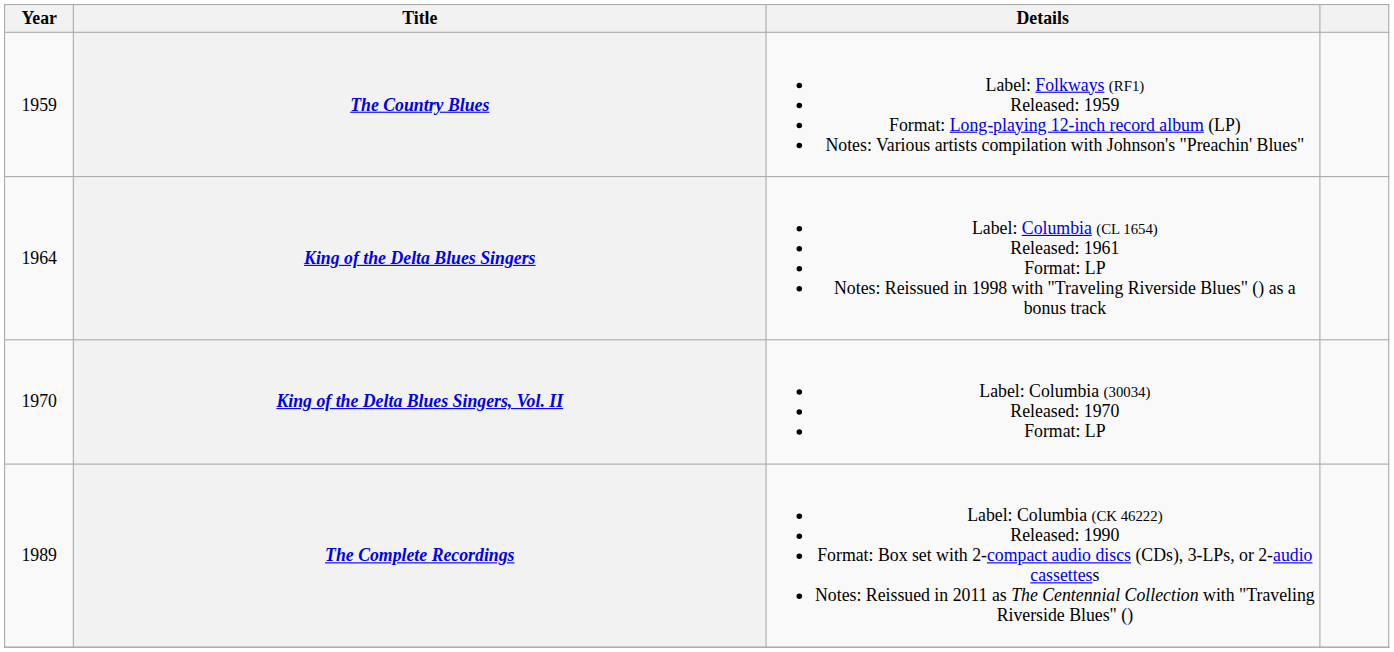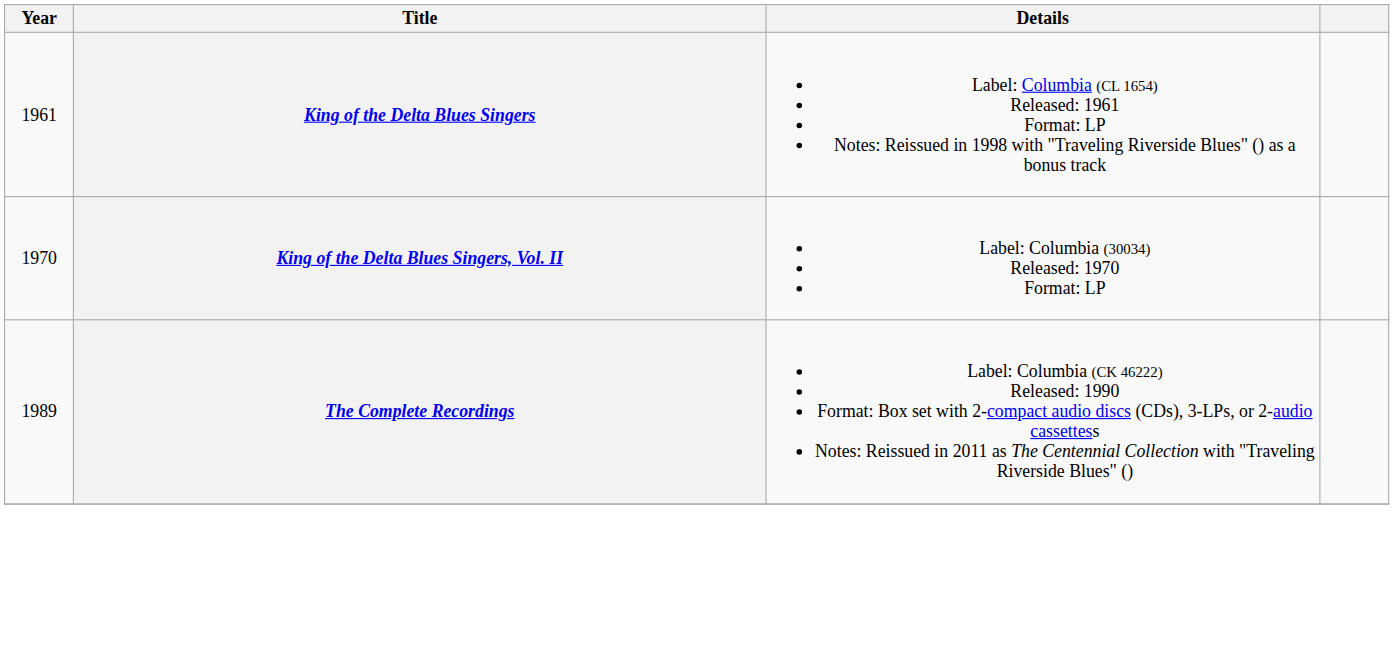- row: (420, 104)
(39, 258) 1964 -> (39, 114) 1961
